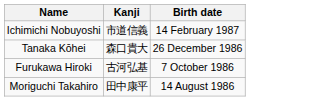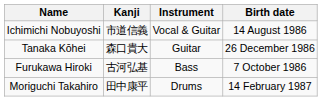+ column: (186, 12)
(198, 30) 14 February 1987 -> (270, 30) 14 August 1986
(198, 86) 14 August 1986 -> (270, 86) 14 February 1987
